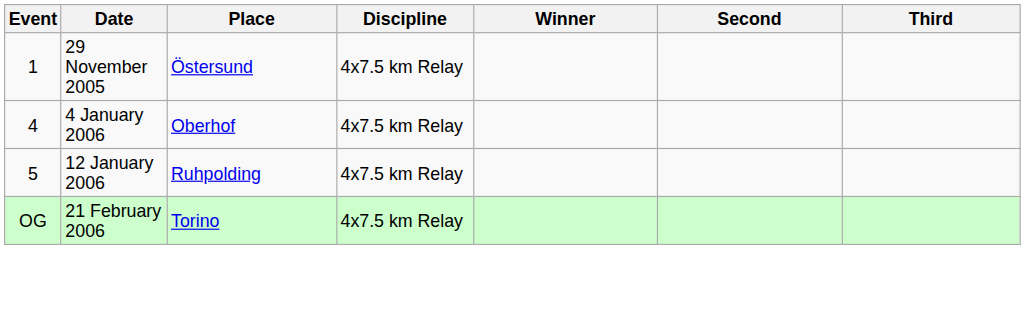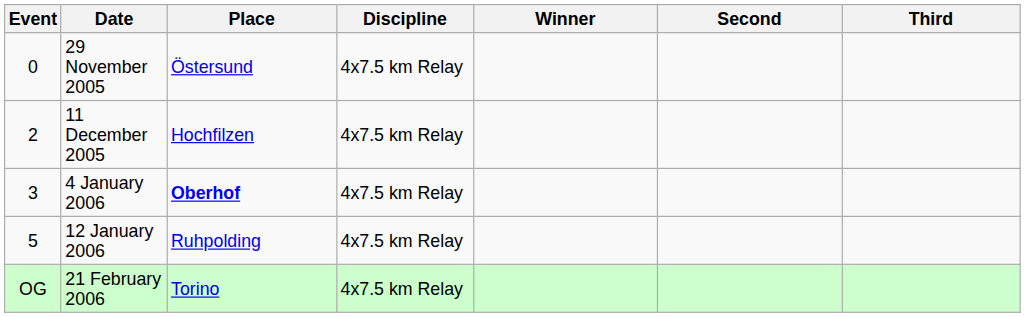(33, 67) 1 -> (33, 67) 0
+ row: (106, 135)
(33, 125) 4 -> (33, 193) 3
(203, 125) normal -> (206, 193) bold
